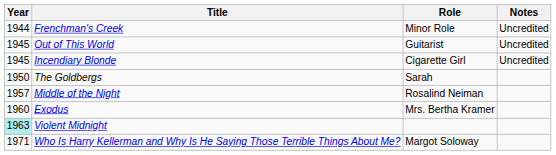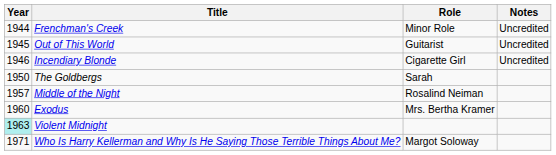(18, 61) 1945 -> (18, 61) 1946
